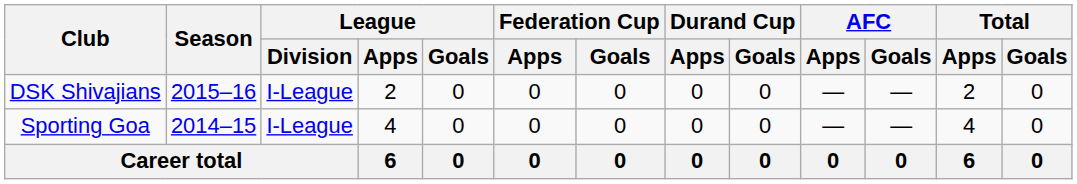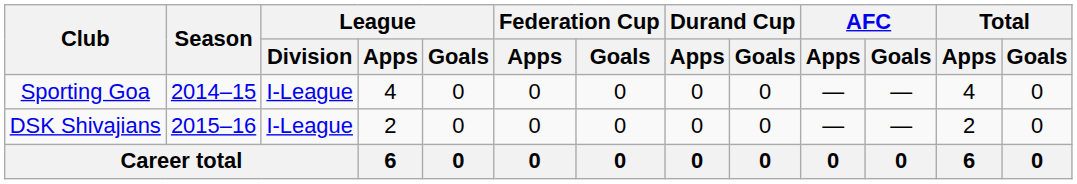rows swapped: (85, 126) <-> (85, 91)
